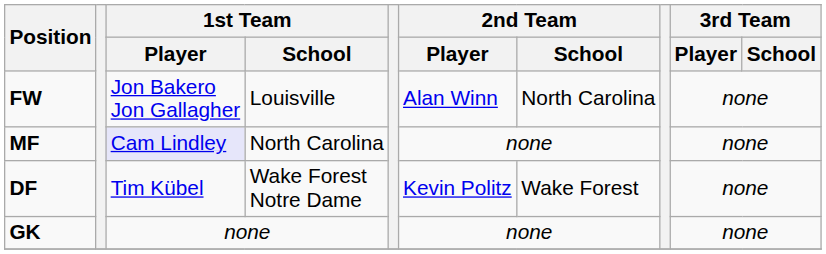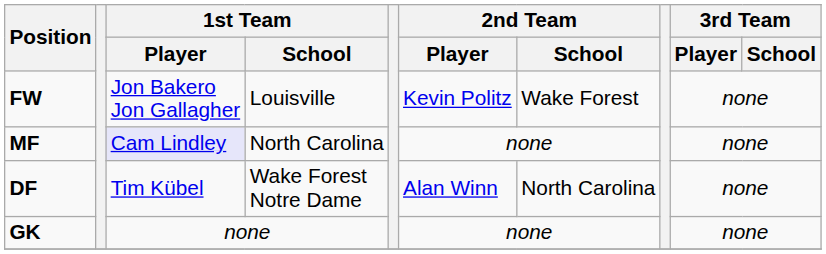(450, 98) Alan Winn -> (457, 98) Kevin Politz
(588, 98) North Carolina -> (580, 98) Wake Forest
(457, 188) Kevin Politz -> (450, 188) Alan Winn
(580, 188) Wake Forest -> (588, 188) North Carolina
